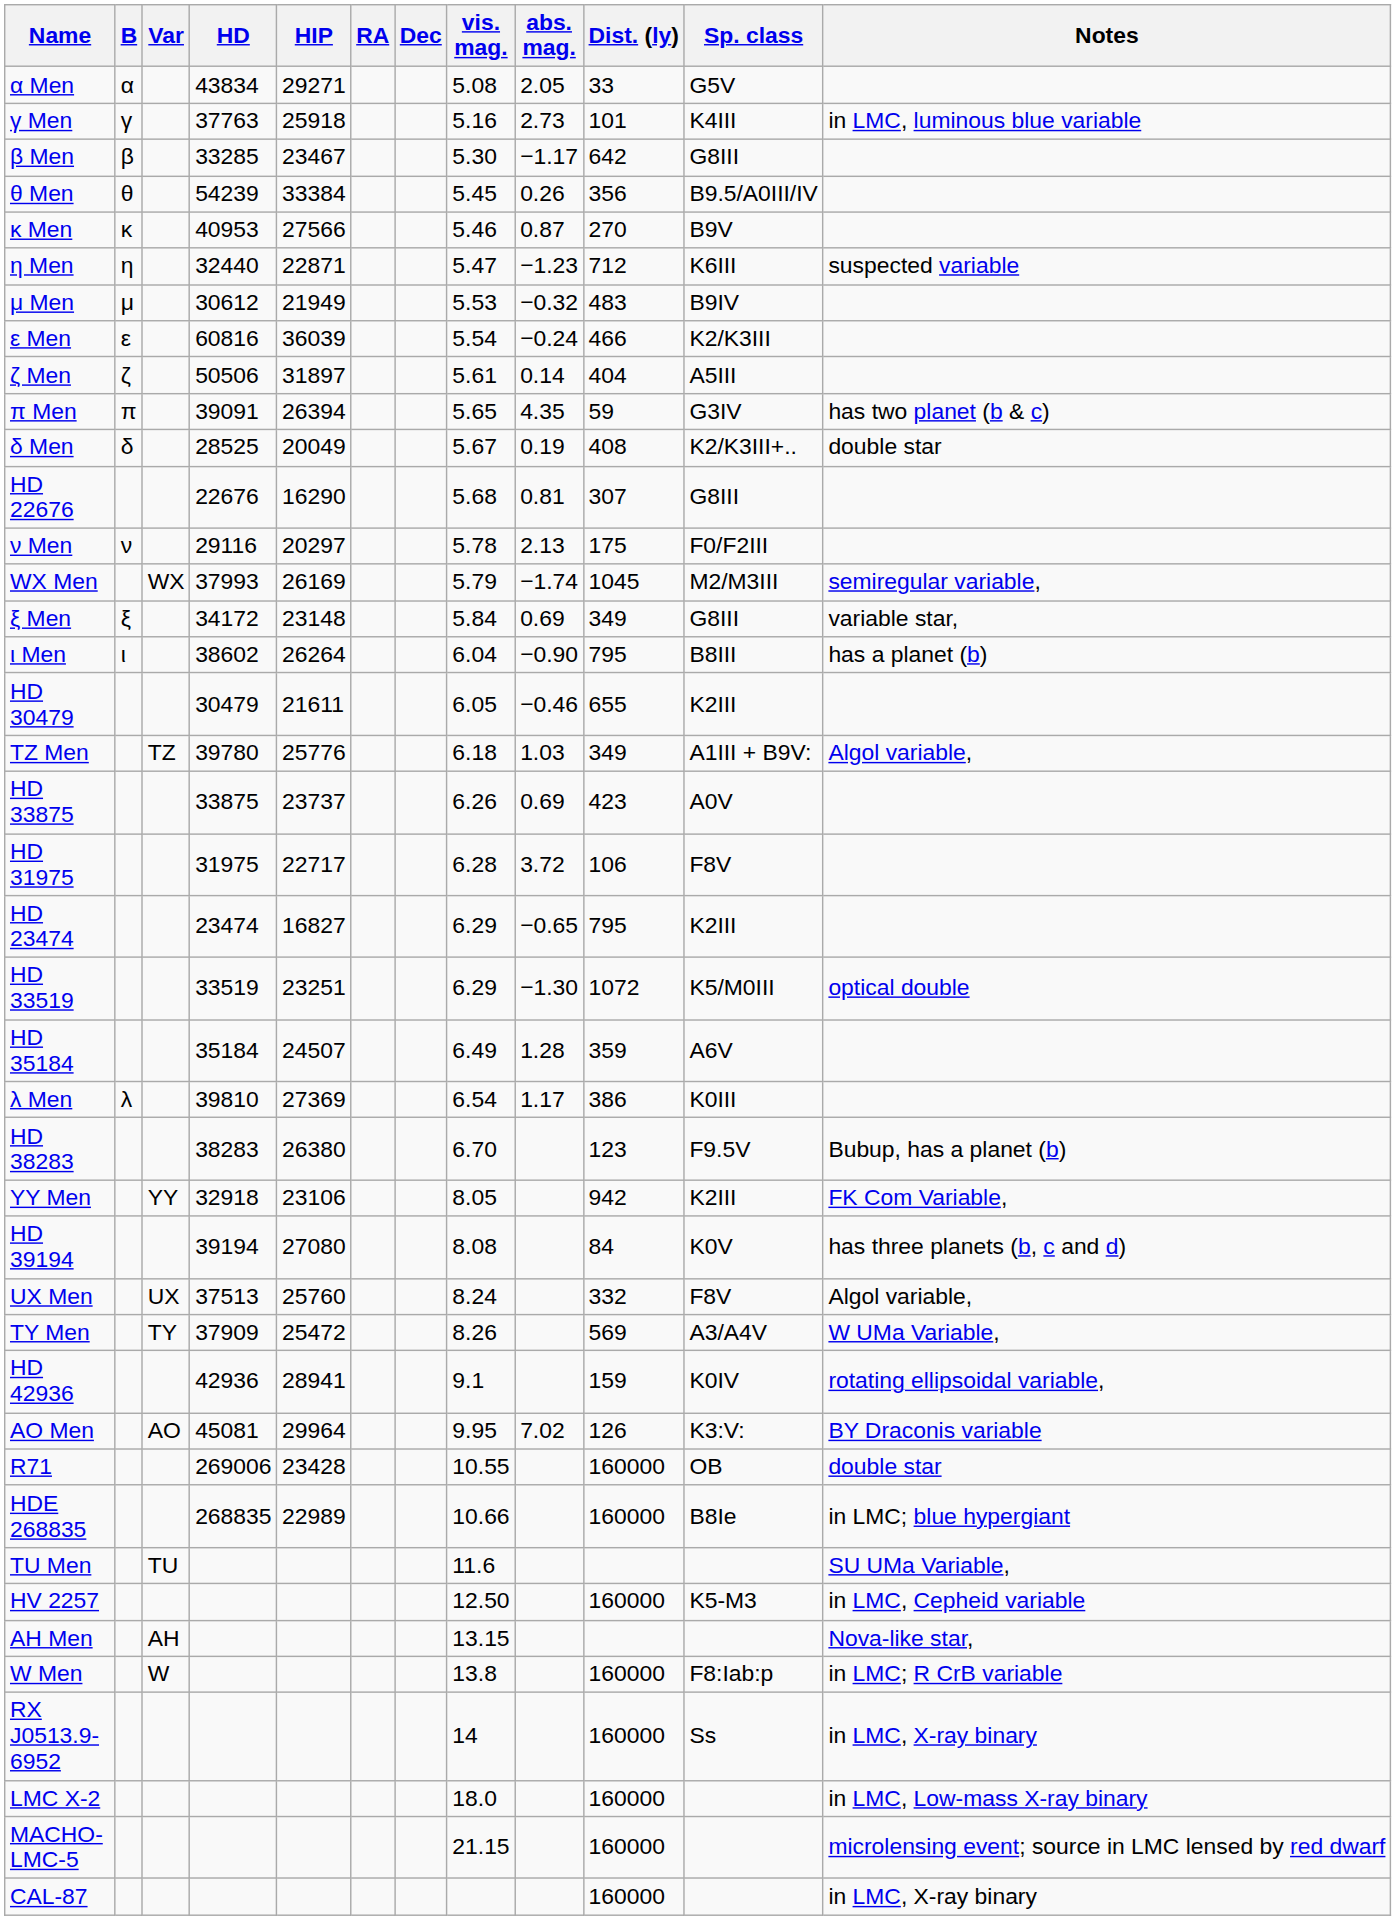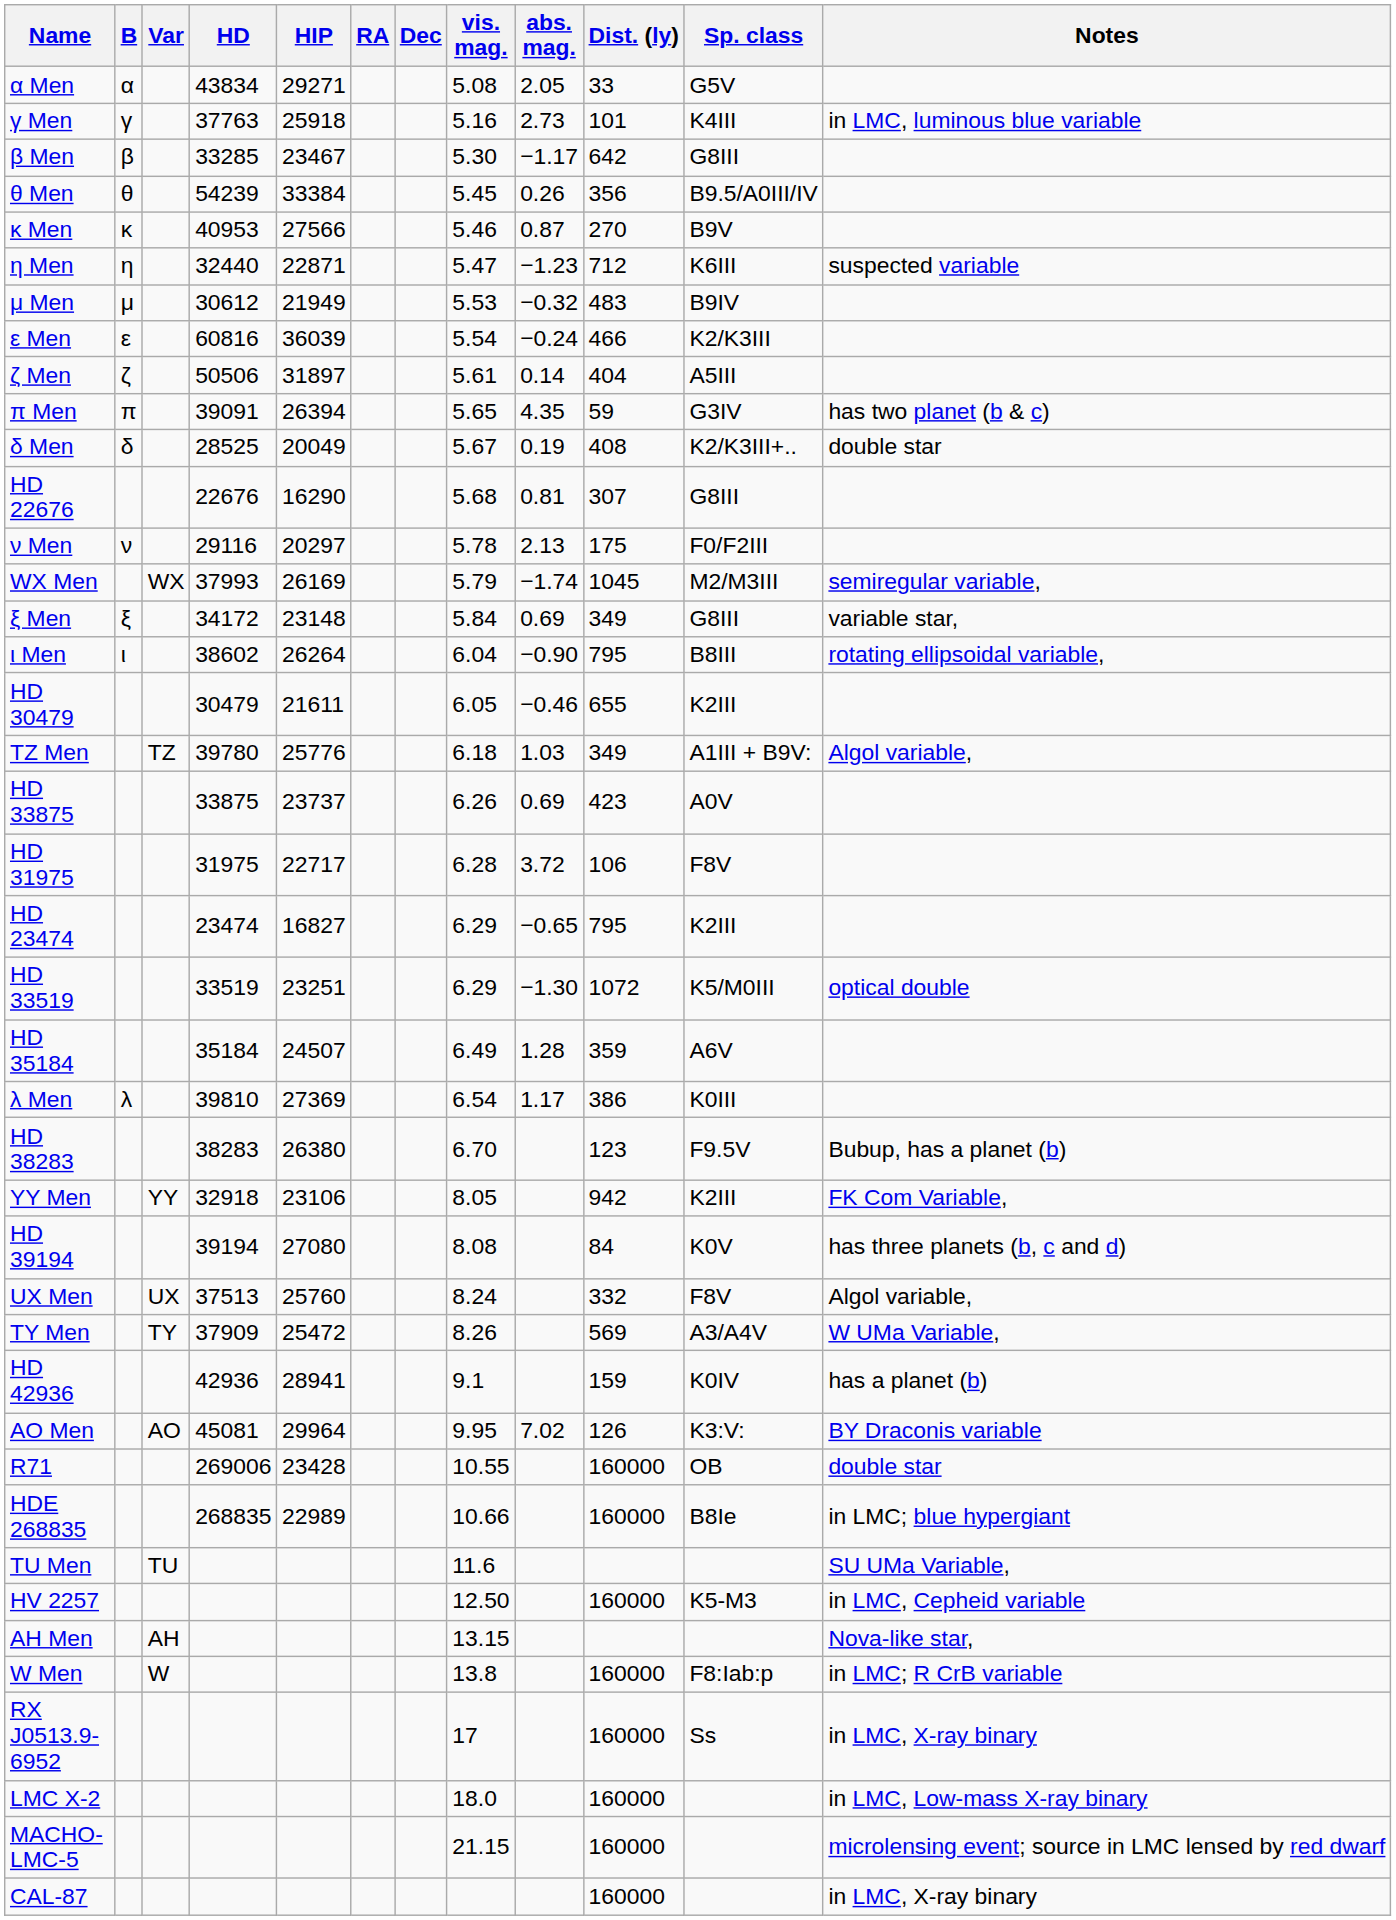(908, 654) has a planet (b) -> (966, 654) rotating ellipsoidal variable,
(966, 1381) rotating ellipsoidal variable, -> (908, 1381) has a planet (b)
(465, 1736) 14 -> (465, 1736) 17
